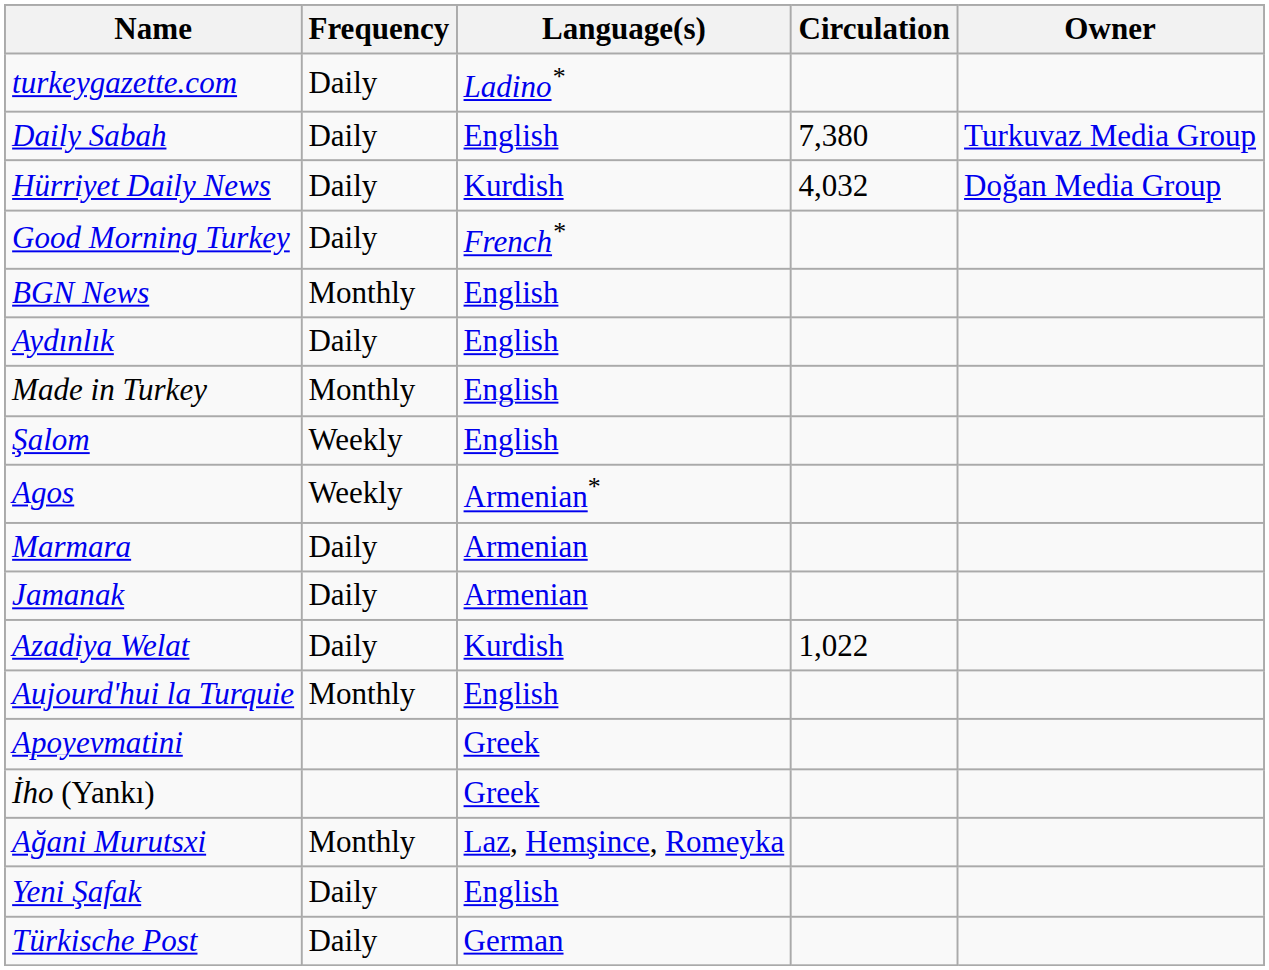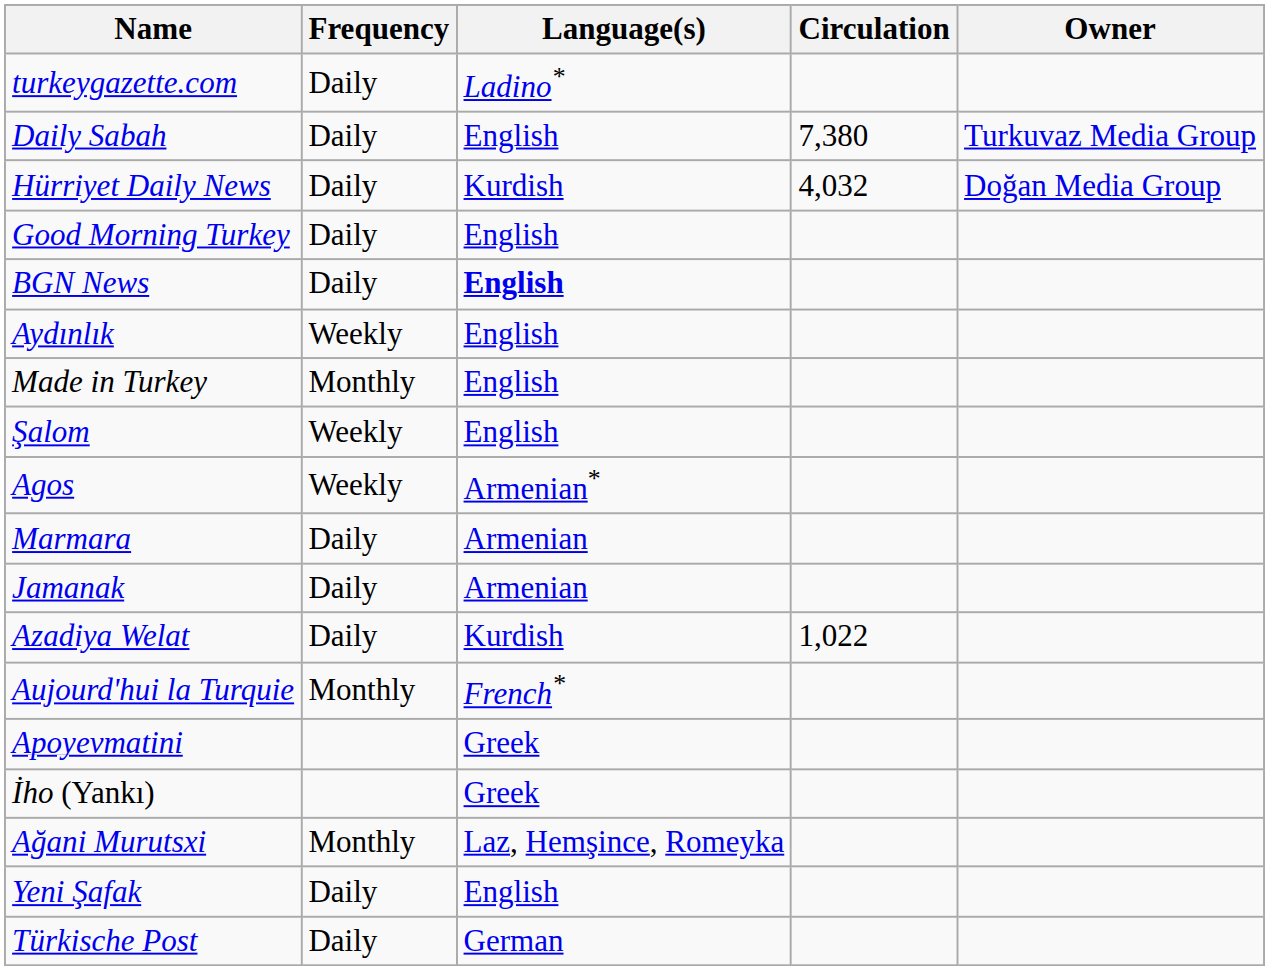(514, 238) French* -> (511, 234) English
(362, 292) Monthly -> (343, 283) Daily
(511, 292) normal -> (514, 283) bold
(343, 341) Daily -> (355, 332) Weekly
(511, 694) English -> (514, 690) French*
